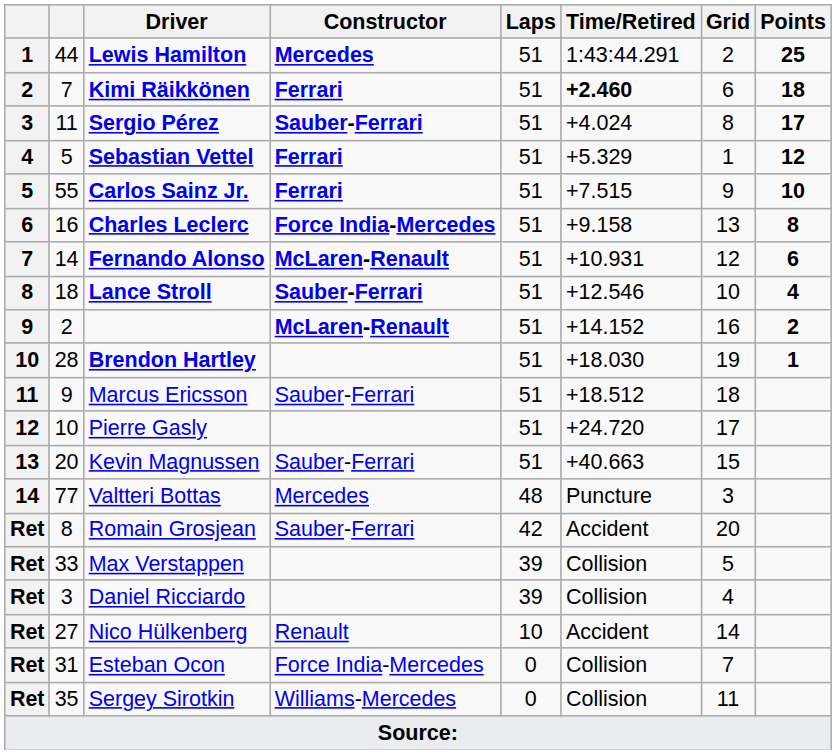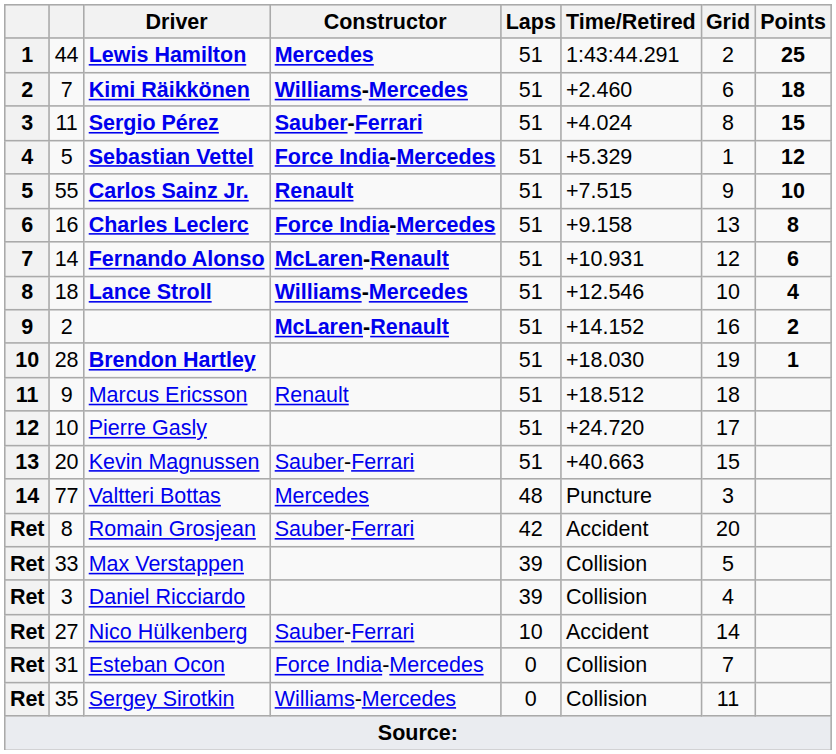(309, 89) Ferrari -> (371, 89) Williams-Mercedes
(599, 89) bold -> (599, 89) normal
(793, 123) 17 -> (793, 123) 15
(309, 157) Ferrari -> (385, 157) Force India-Mercedes
(309, 191) Ferrari -> (314, 191) Renault
(349, 292) Sauber-Ferrari -> (371, 292) Williams-Mercedes
(345, 394) Sauber-Ferrari -> (312, 394) Renault
(312, 631) Renault -> (345, 631) Sauber-Ferrari
